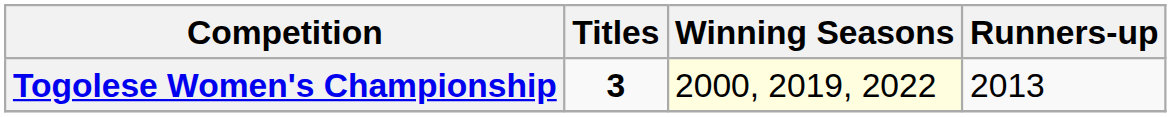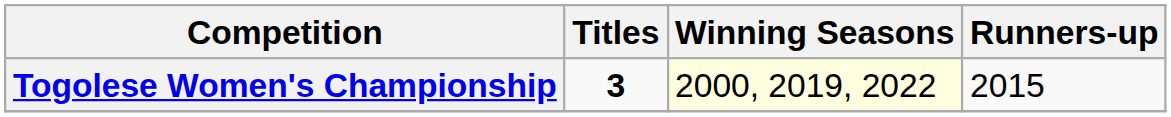(1007, 85) 2013 -> (1007, 85) 2015
